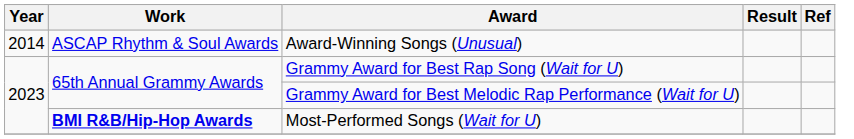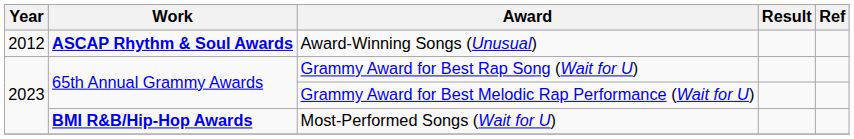(26, 43) 2014 -> (26, 43) 2012
(165, 43) normal -> (173, 43) bold
